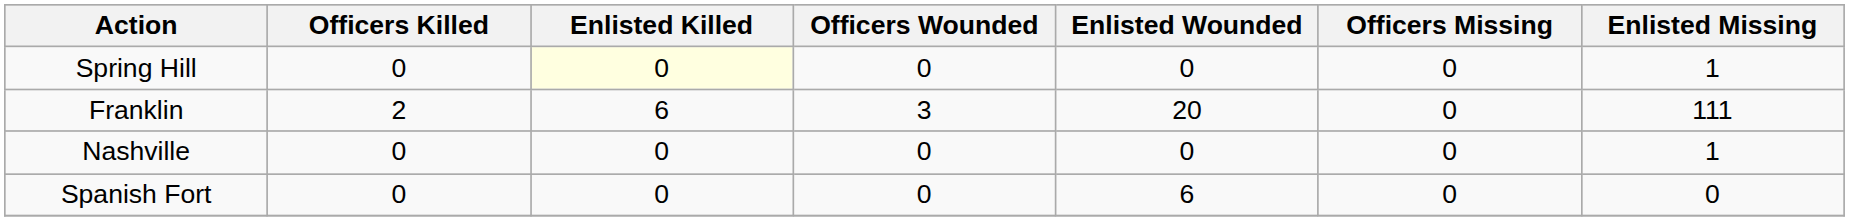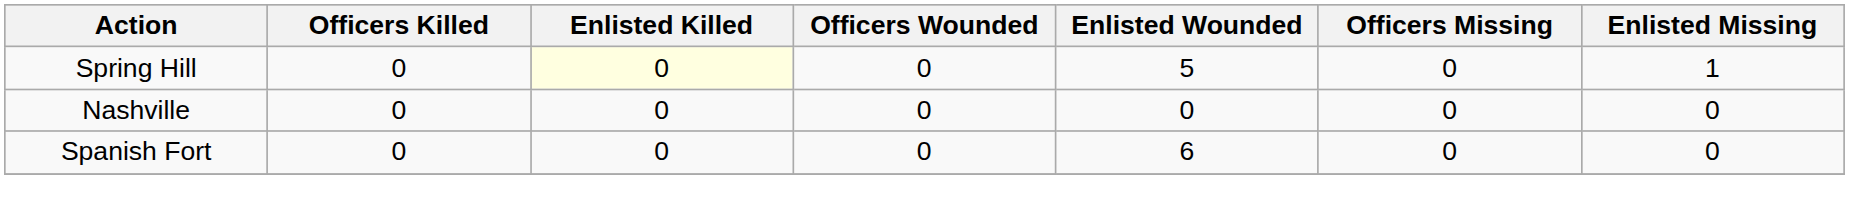(1187, 67) 0 -> (1187, 67) 5
- row: (136, 109)
(1712, 151) 1 -> (1712, 109) 0
